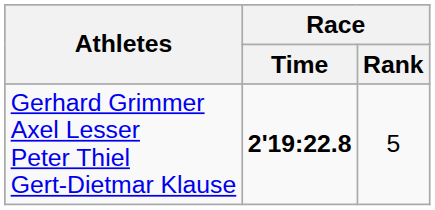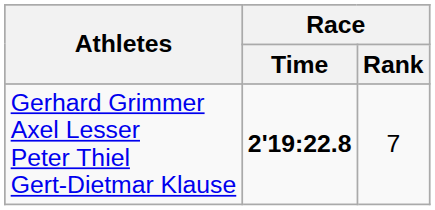(393, 144) 5 -> (393, 144) 7
